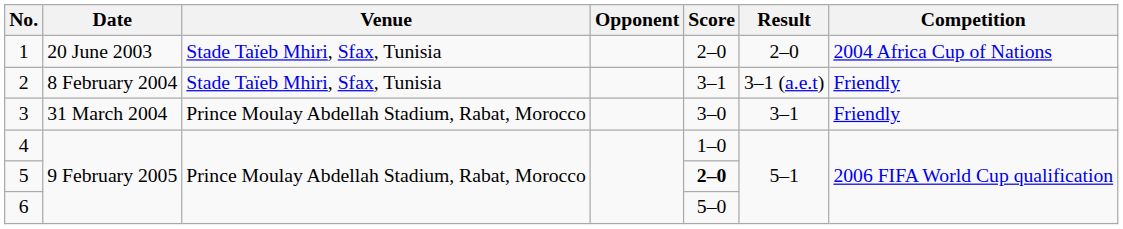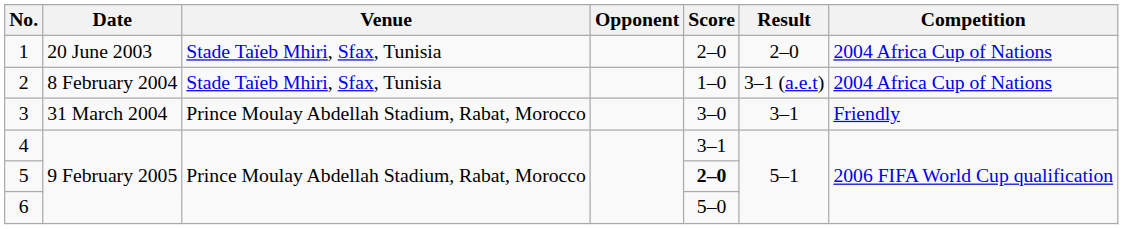(712, 82) 3–1 -> (712, 82) 1–0
(867, 82) Friendly -> (943, 82) 2004 Africa Cup of Nations
(712, 144) 1–0 -> (712, 144) 3–1
